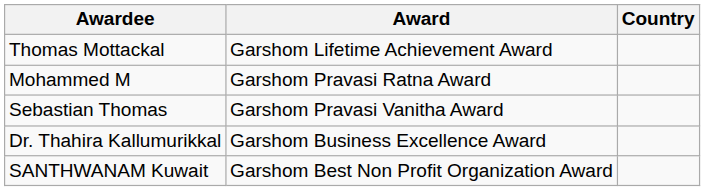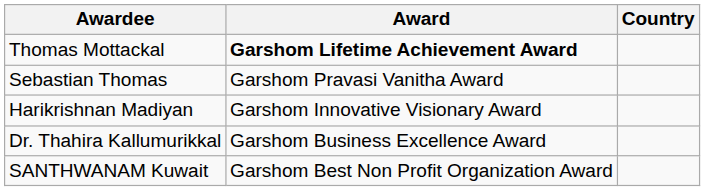(391, 49) normal -> (404, 49) bold
- row: (70, 79)
+ row: (101, 110)
